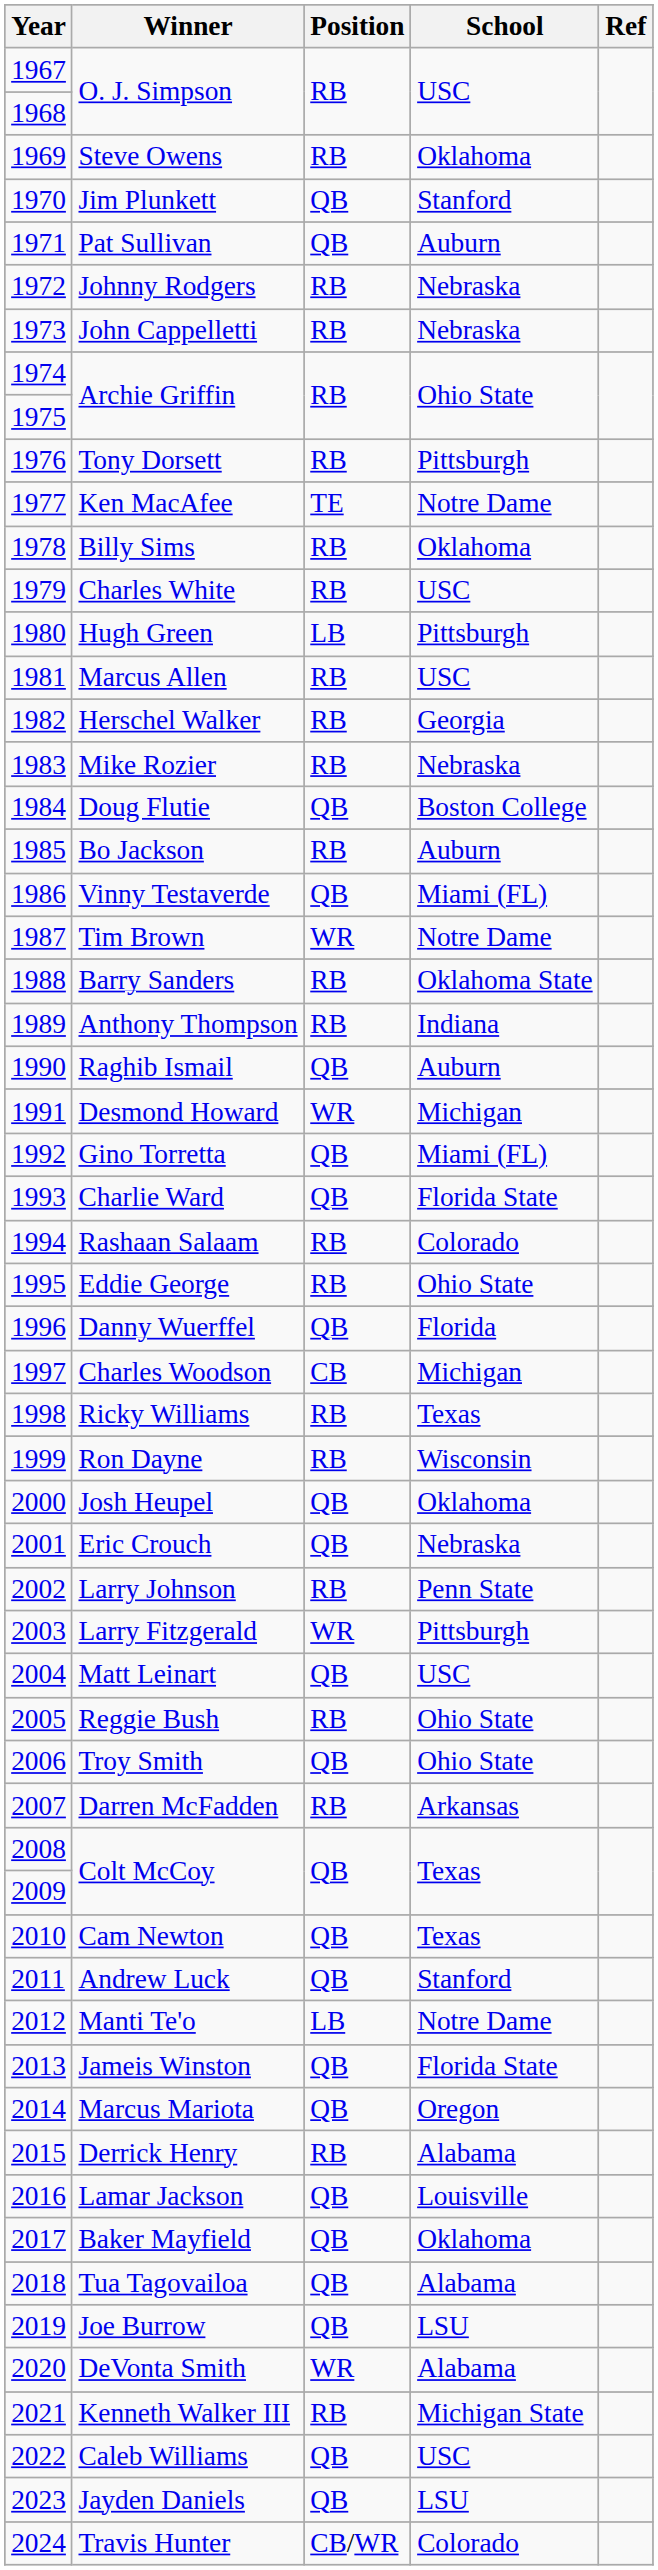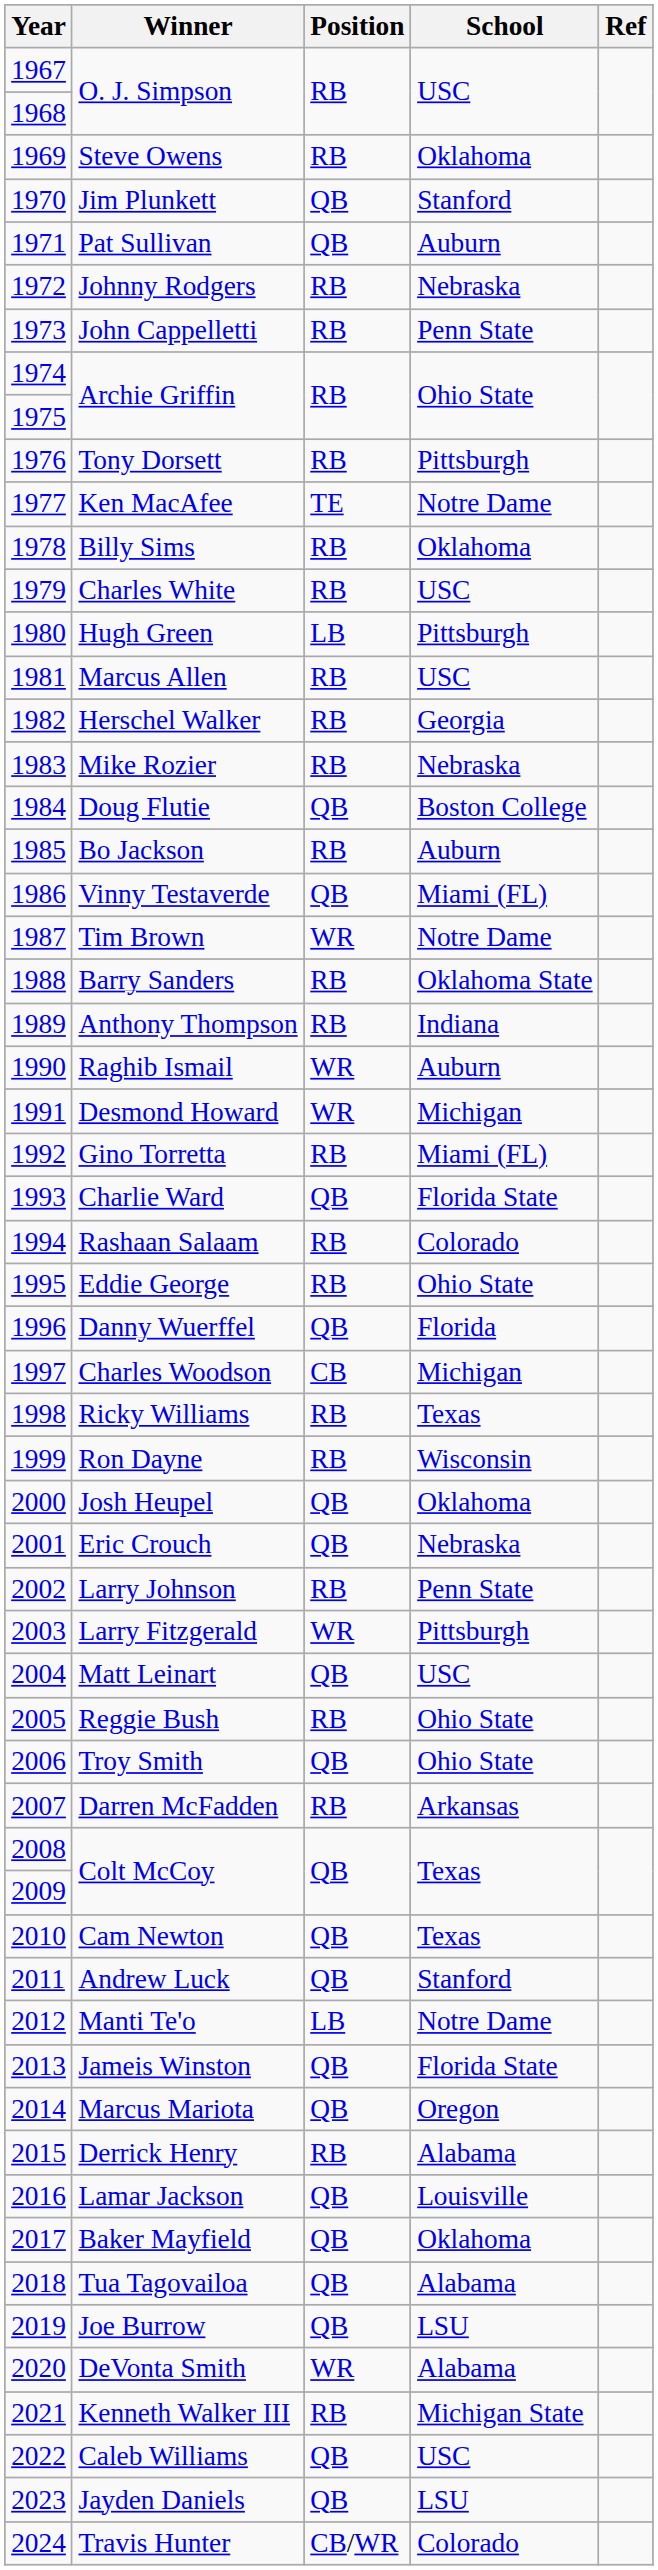(469, 329) Nebraska -> (475, 329) Penn State
(329, 1067) QB -> (332, 1067) WR
(329, 1154) QB -> (328, 1154) RB
